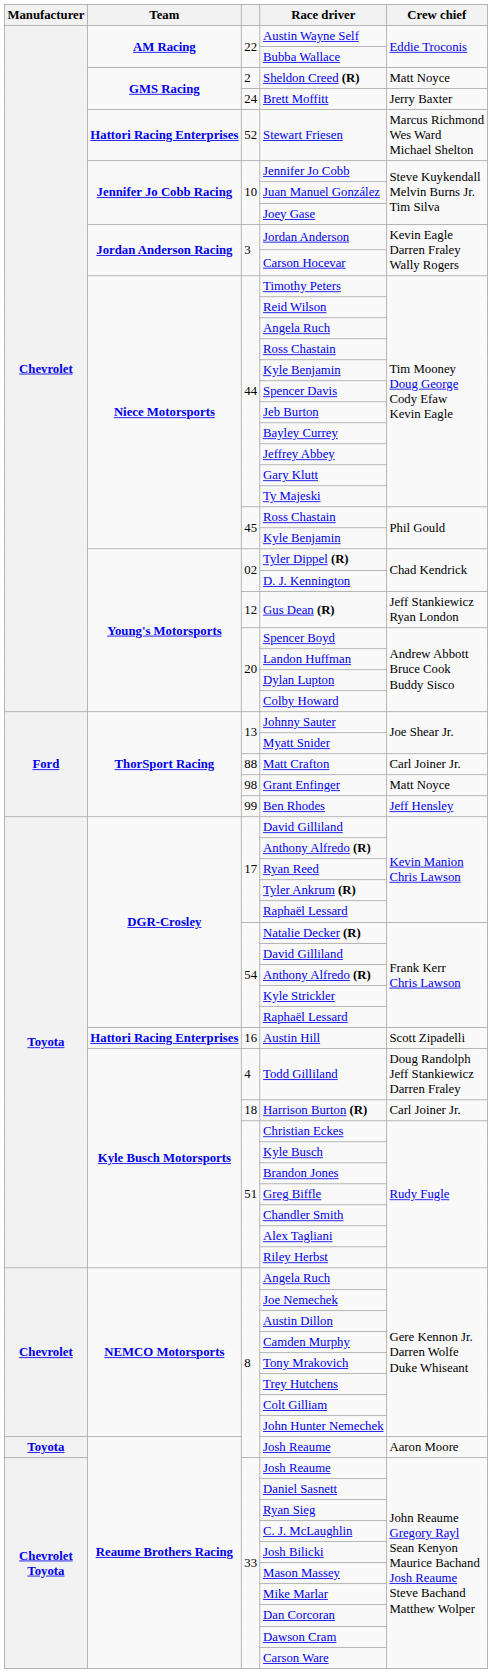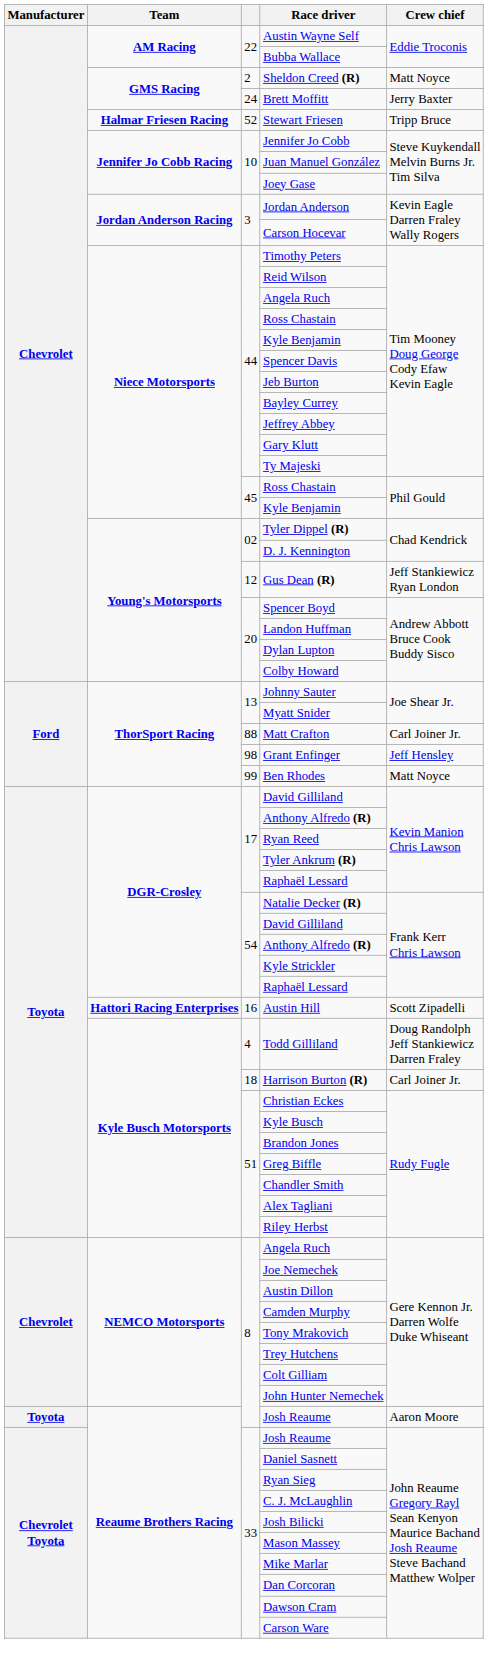(164, 135) Hattori Racing Enterprises -> (164, 120) Halmar Friesen Racing
(437, 135) Marcus Richmond Wes Ward Michael Shelton -> (420, 120) Tripp Bruce
(420, 785) Matt Noyce -> (421, 755) Jeff Hensley
(421, 806) Jeff Hensley -> (420, 776) Matt Noyce
